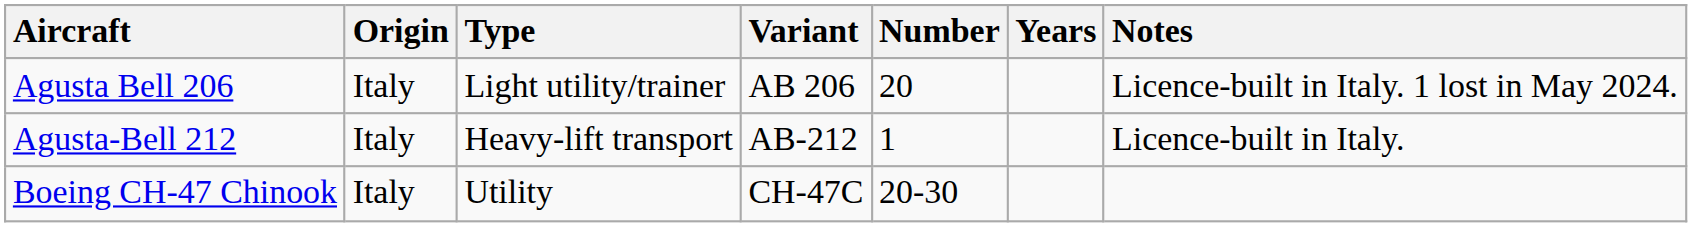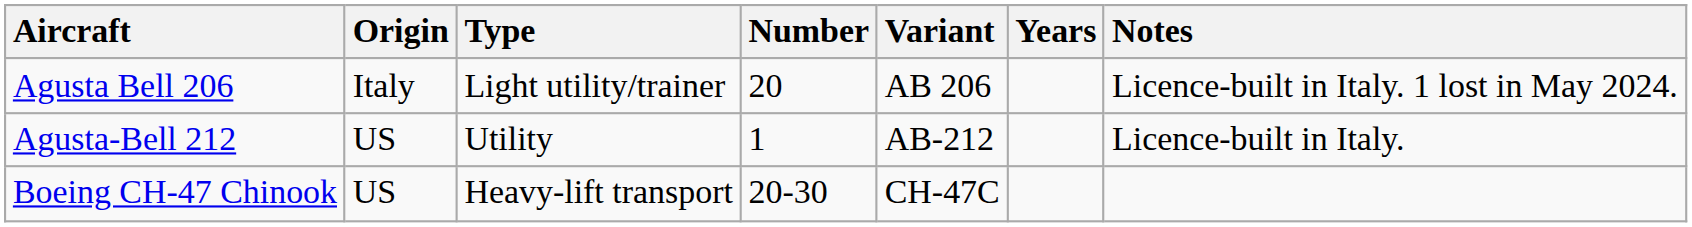columns swapped: (803, 31) <-> (939, 31)
(384, 138) Italy -> (374, 138) US
(599, 138) Heavy-lift transport -> (509, 138) Utility
(384, 192) Italy -> (374, 192) US
(509, 192) Utility -> (599, 192) Heavy-lift transport
